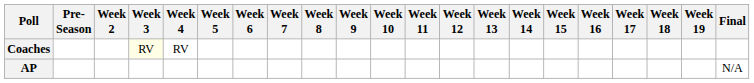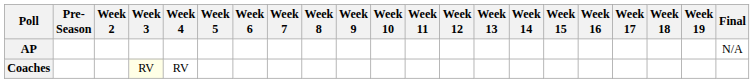rows swapped: (29, 69) <-> (29, 49)
